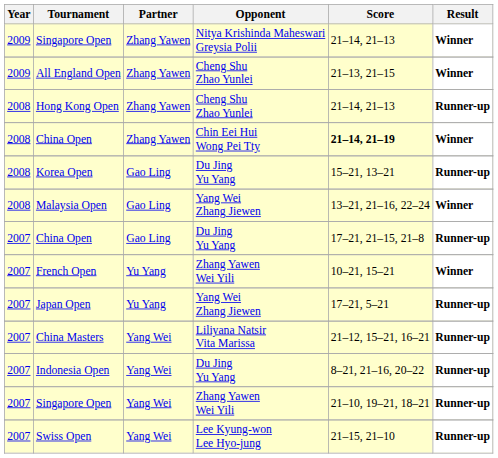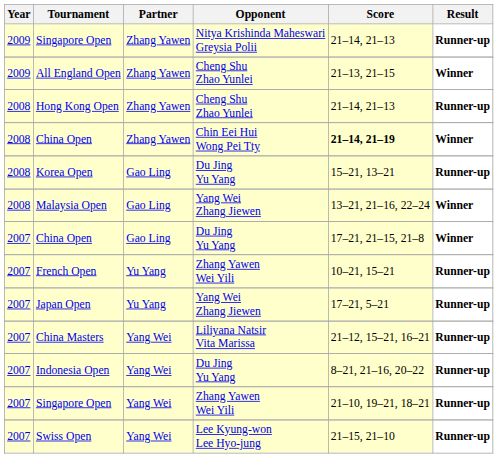(454, 40) Winner -> (463, 40) Runner-up
(463, 238) Runner-up -> (454, 238) Winner
(454, 271) Winner -> (463, 271) Runner-up
